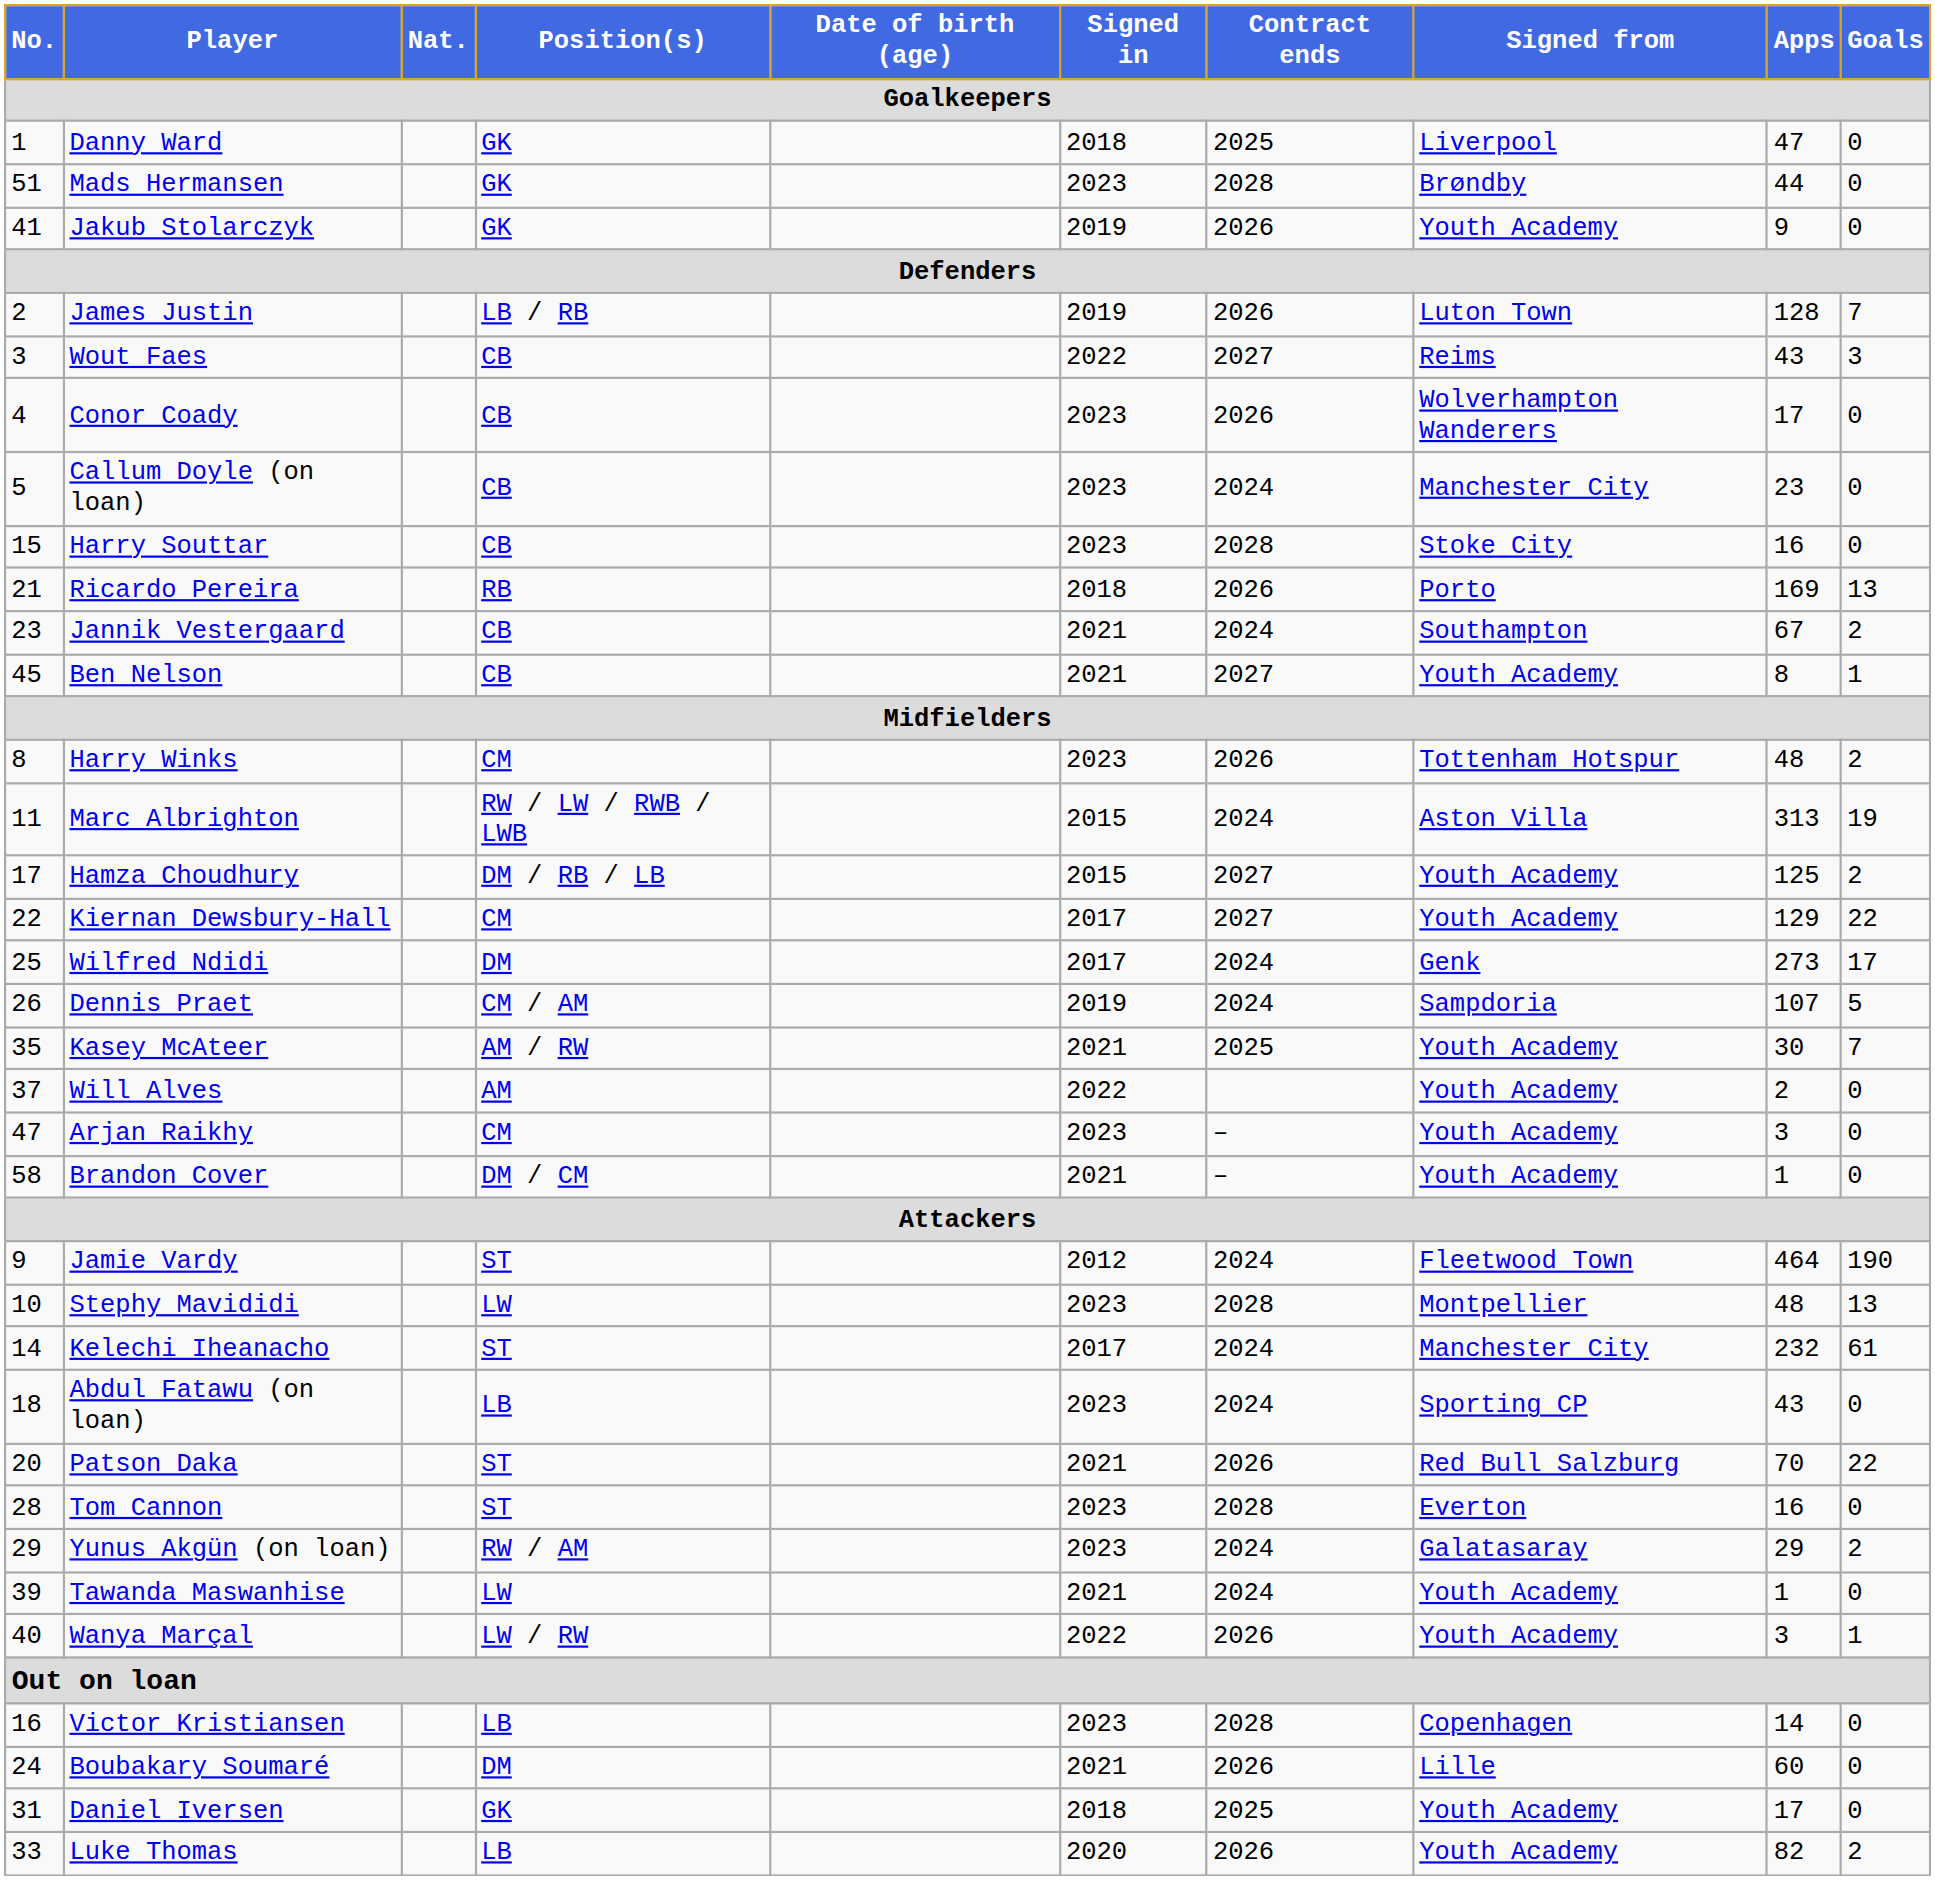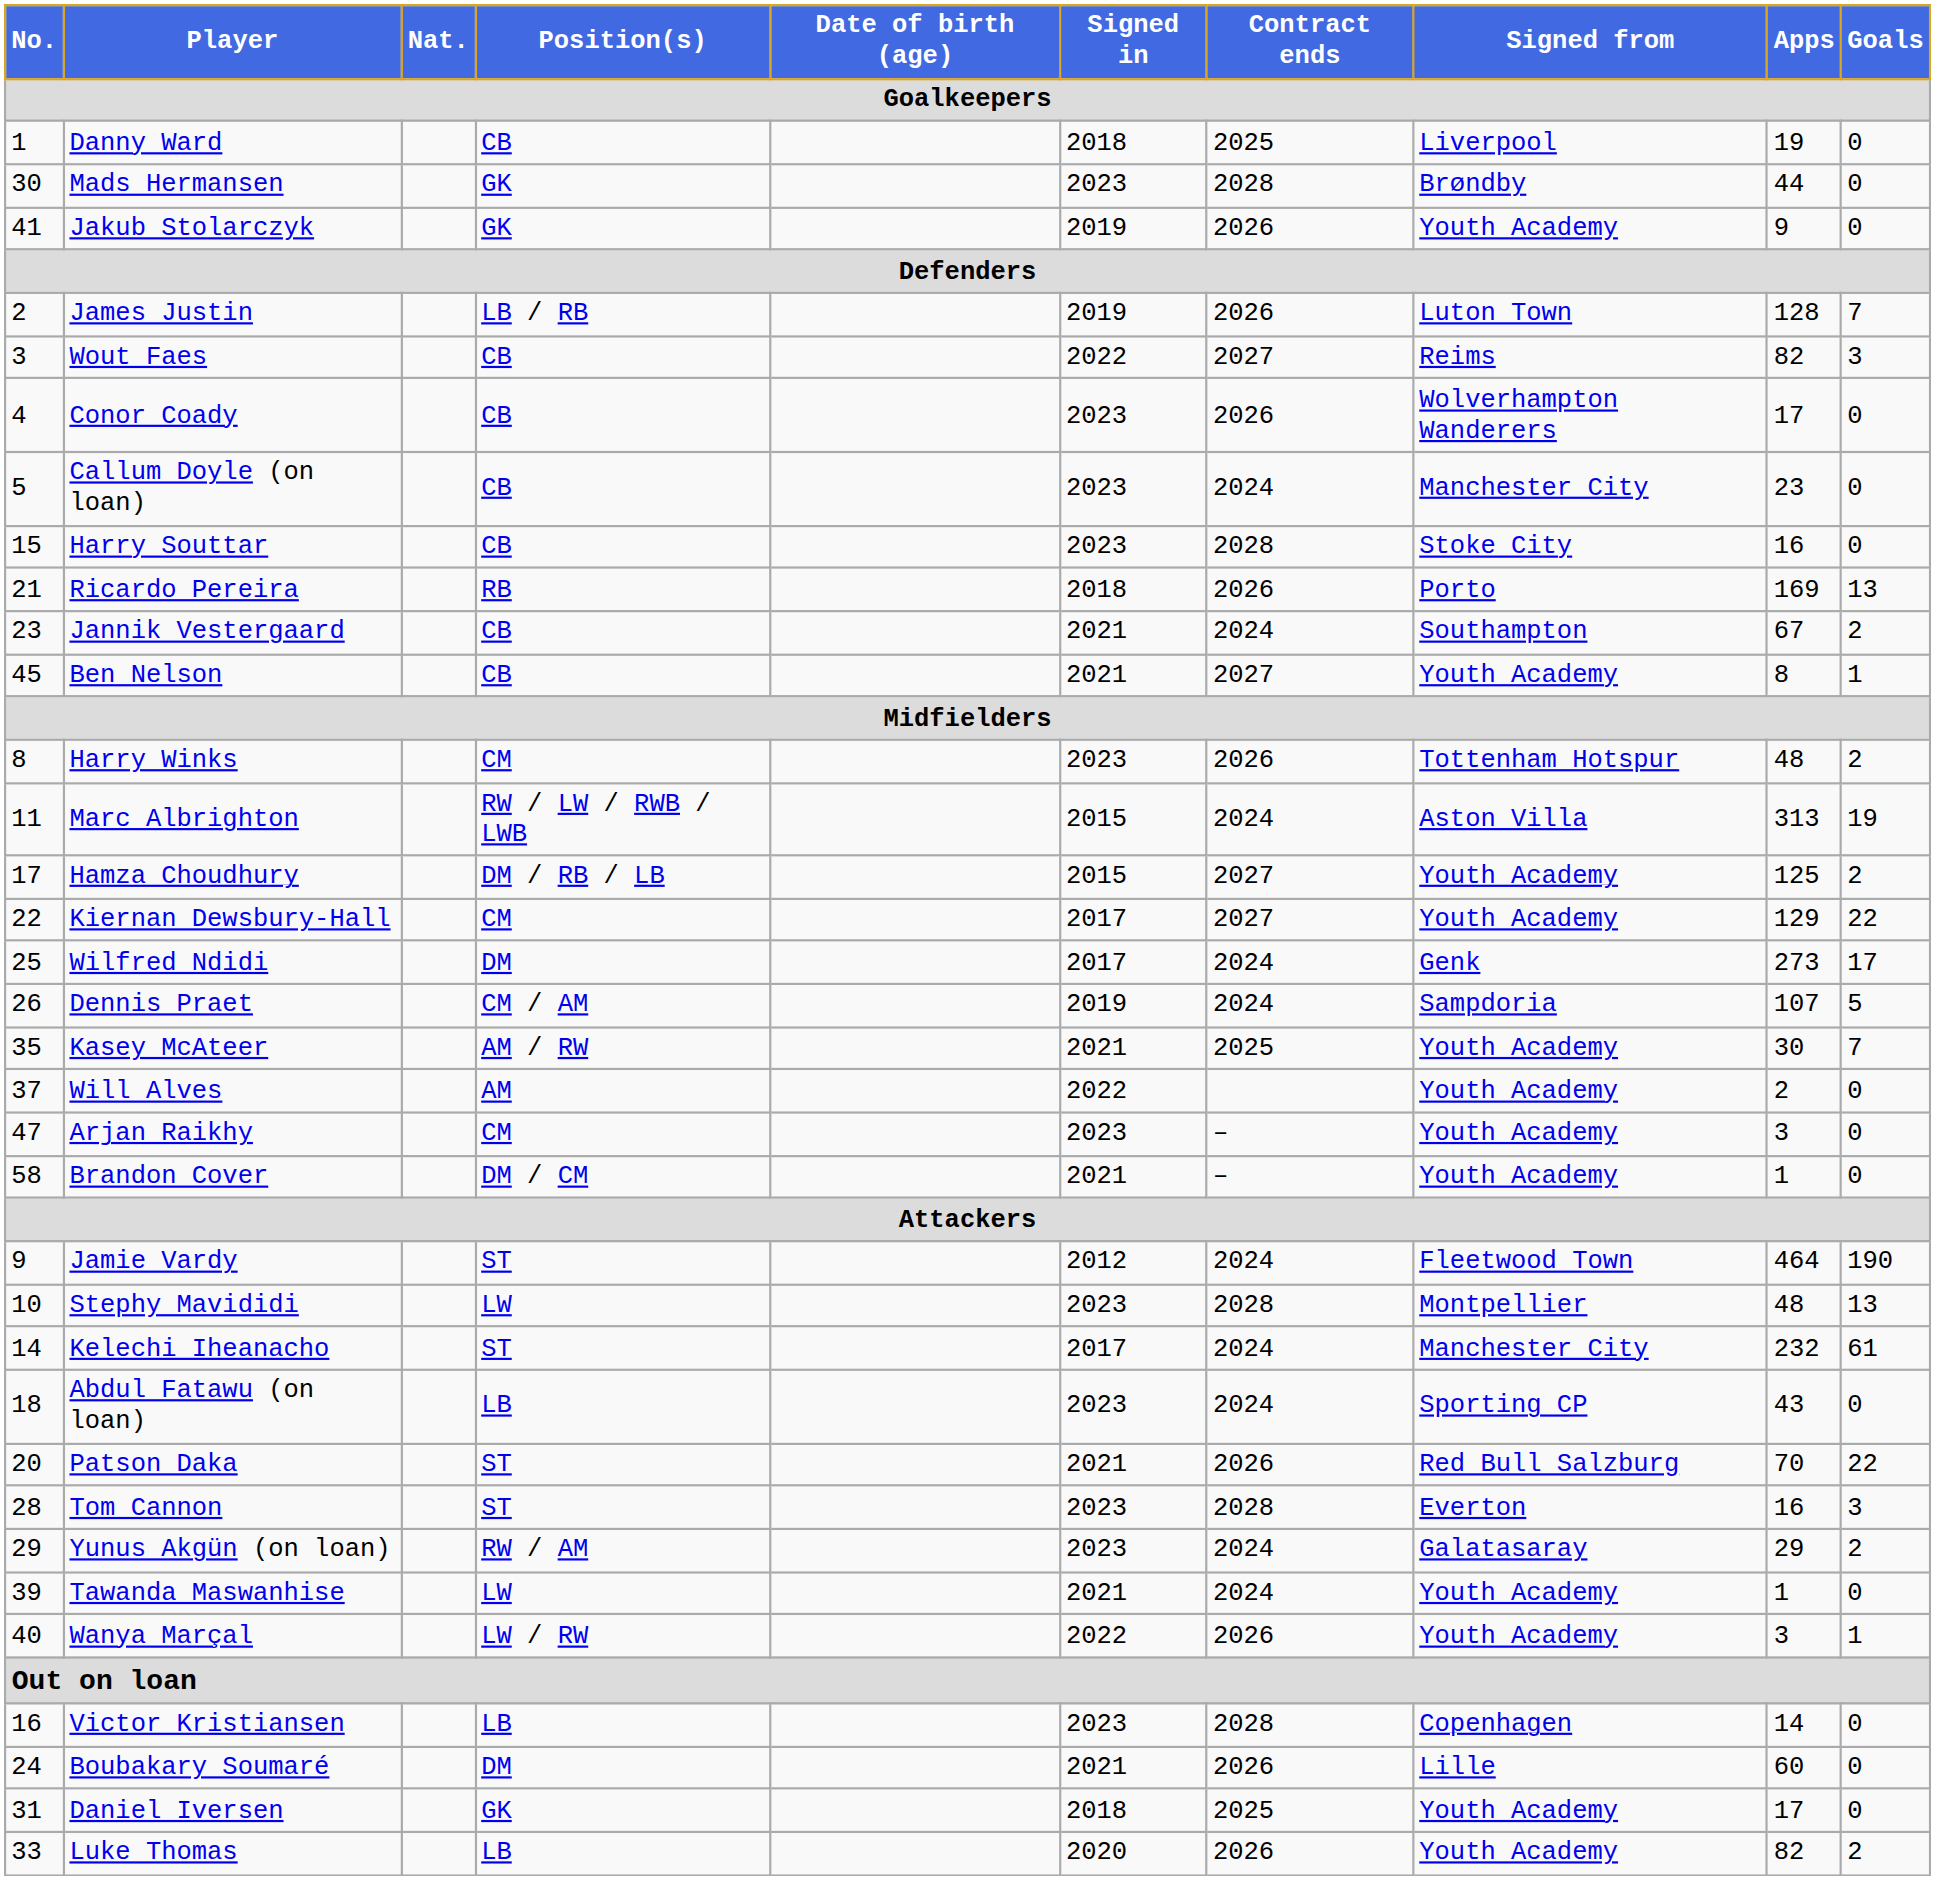(496, 142) GK -> (496, 142) CB
(1789, 142) 47 -> (1789, 142) 19
(27, 185) 51 -> (27, 185) 30
(1789, 357) 43 -> (1789, 357) 82
(1855, 1507) 0 -> (1855, 1507) 3
